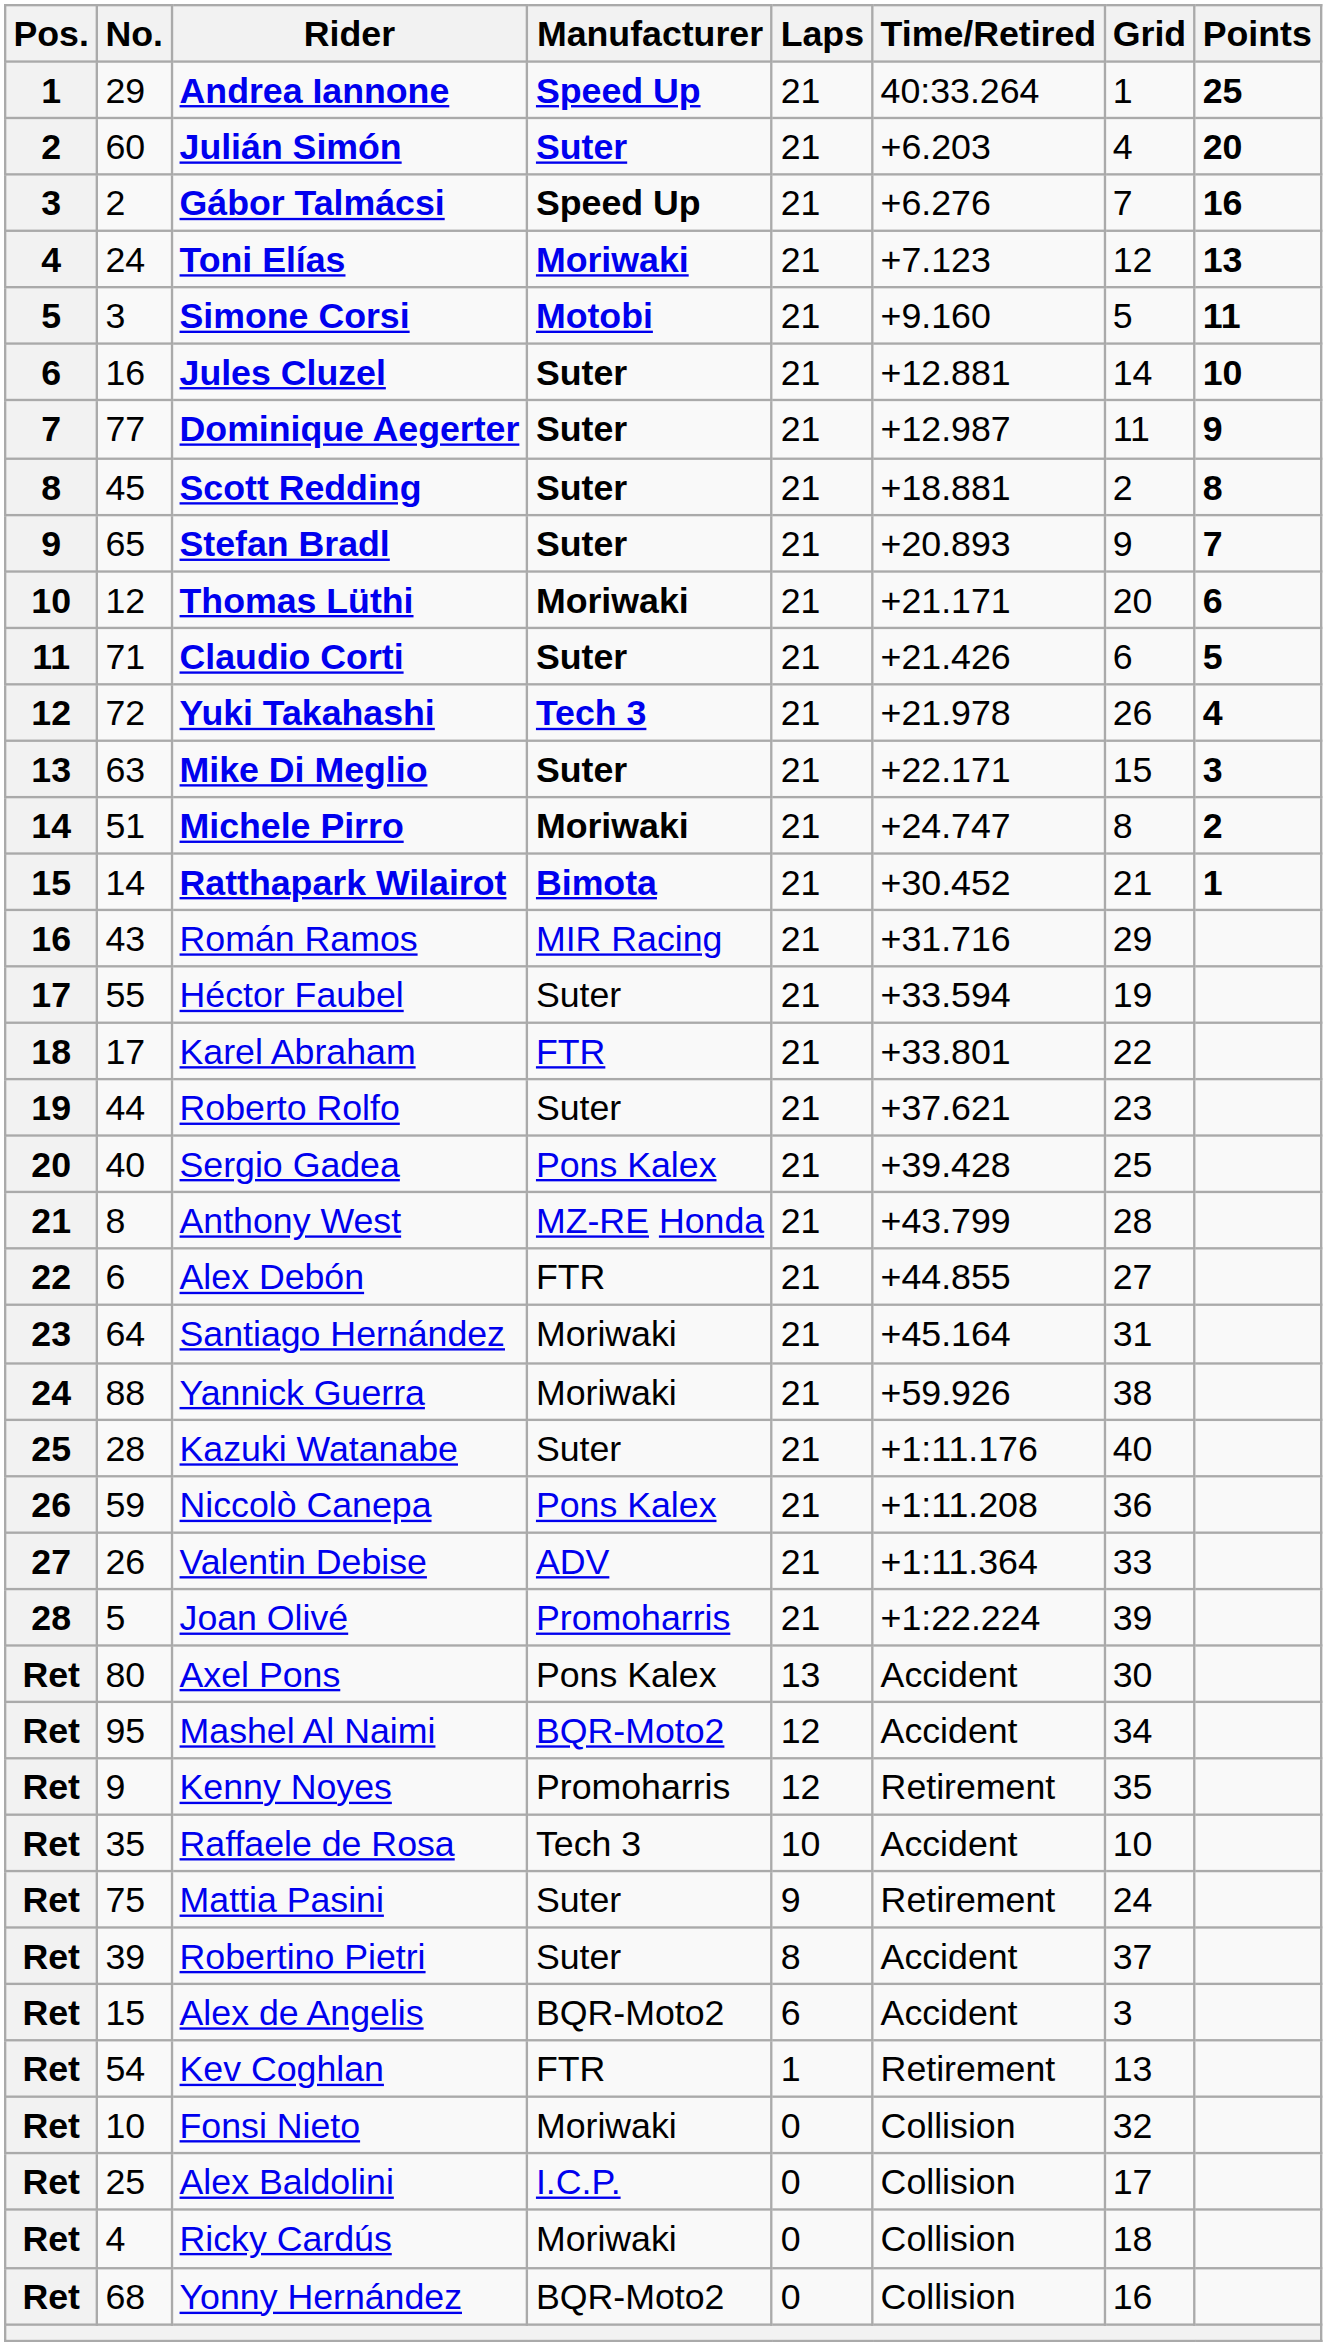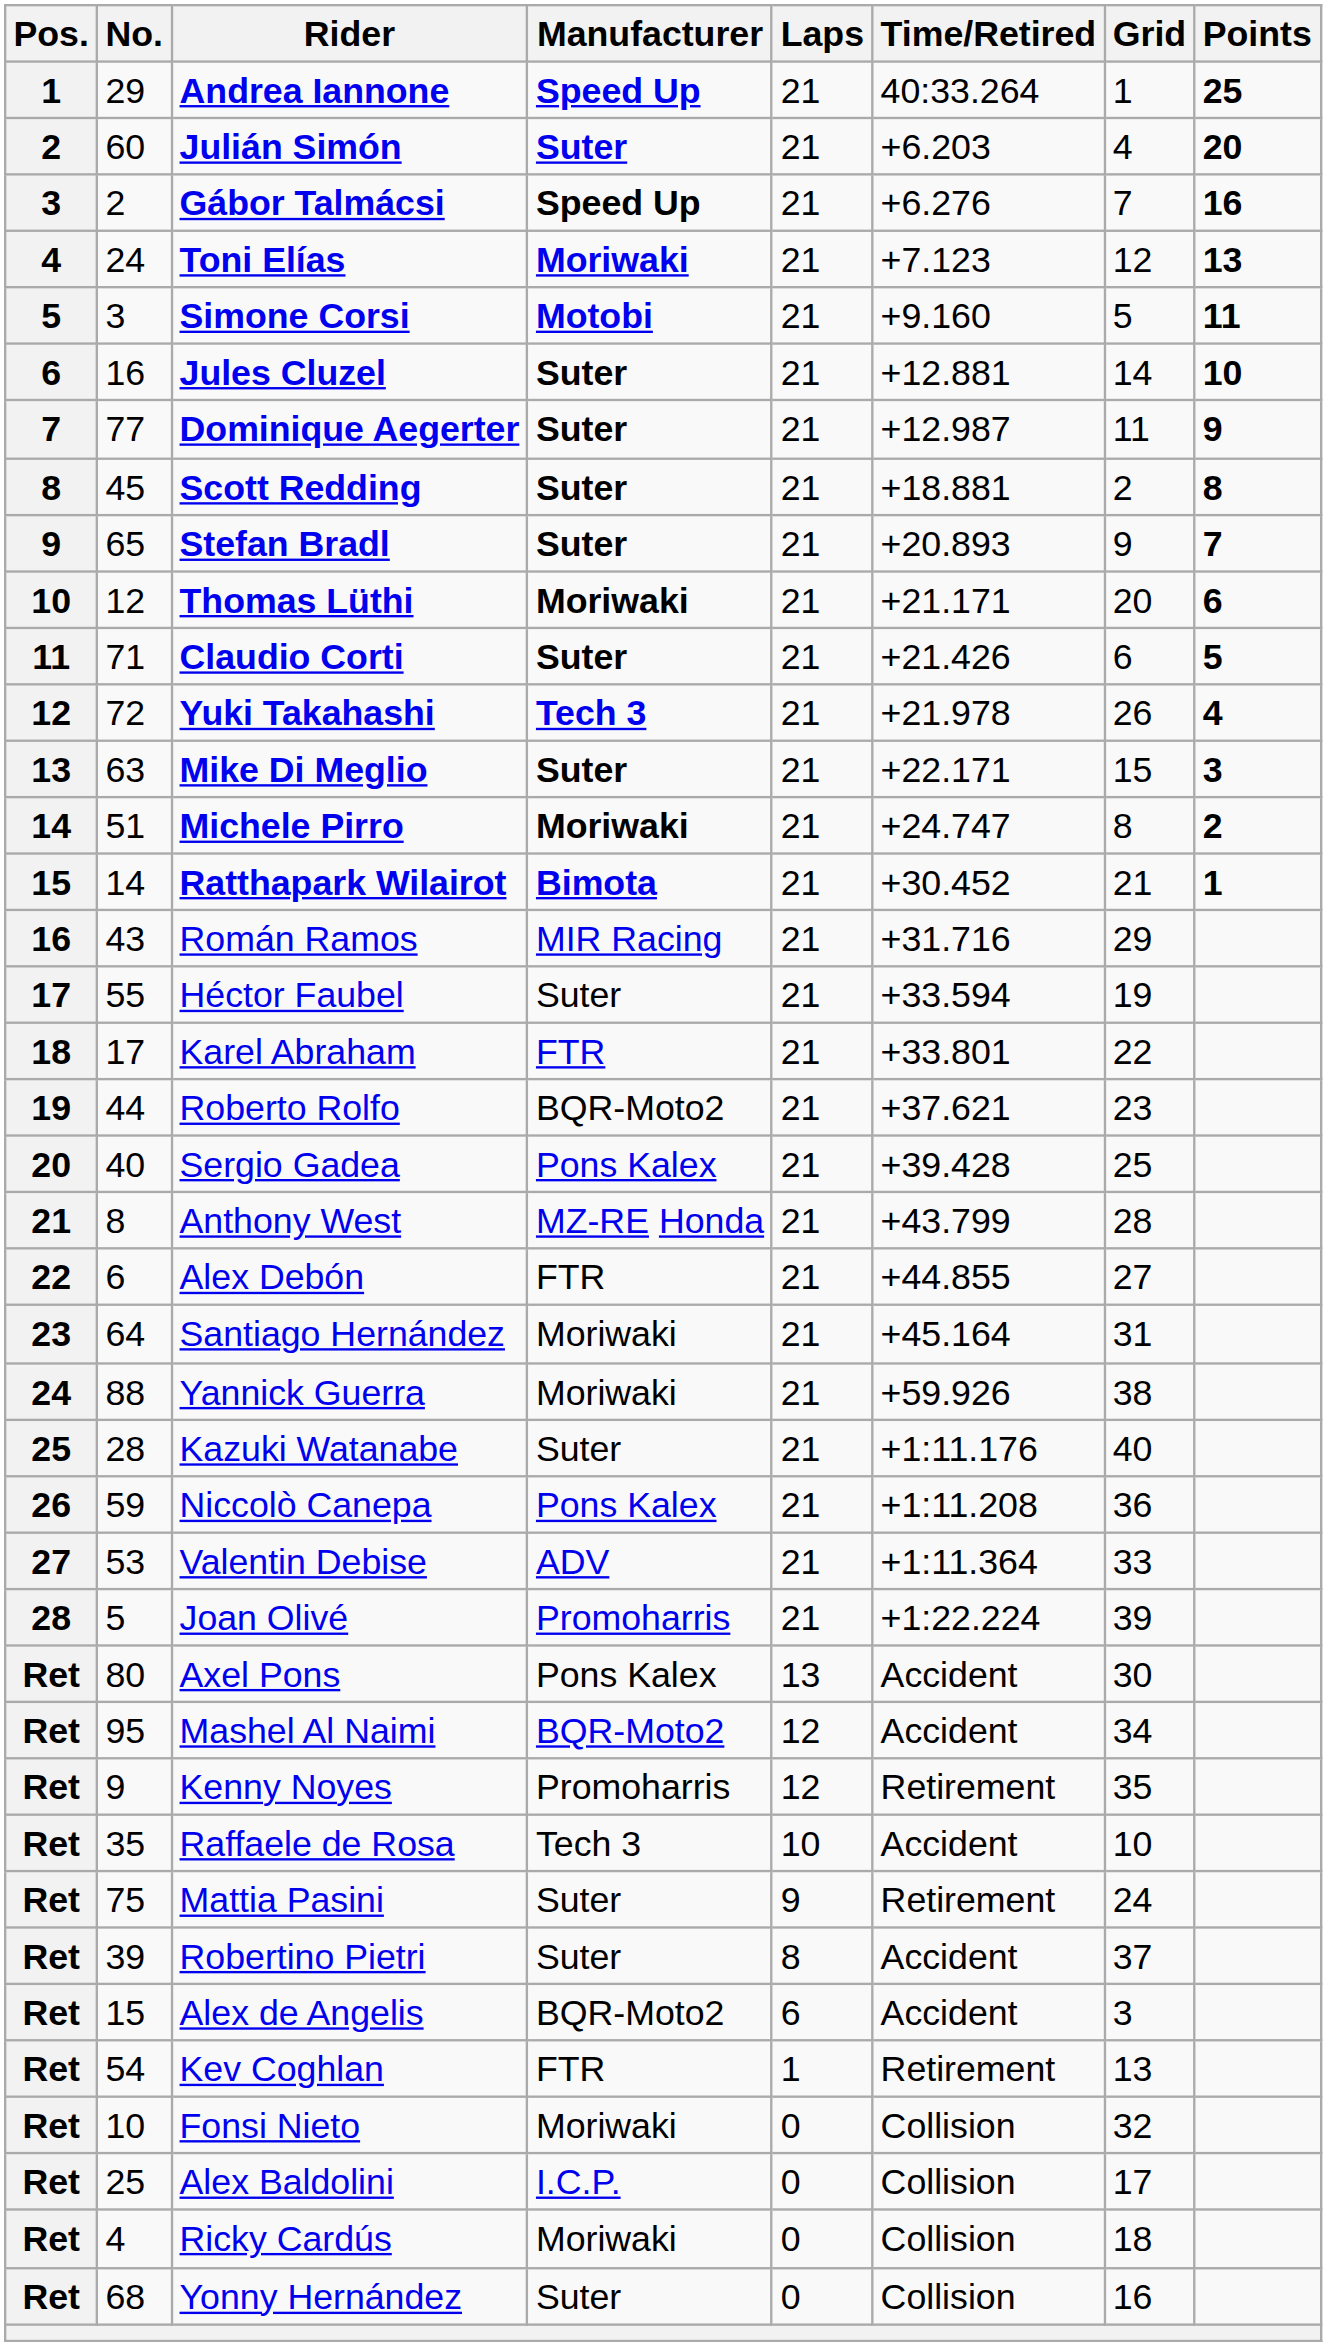(579, 1108) Suter -> (630, 1108) BQR-Moto2
(125, 1560) 26 -> (125, 1560) 53
(630, 2296) BQR-Moto2 -> (579, 2296) Suter
